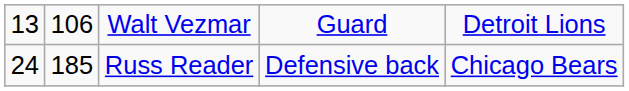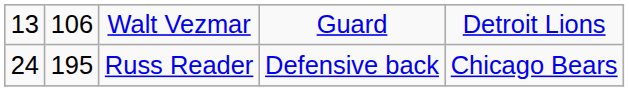(72, 65) 185 -> (72, 65) 195
